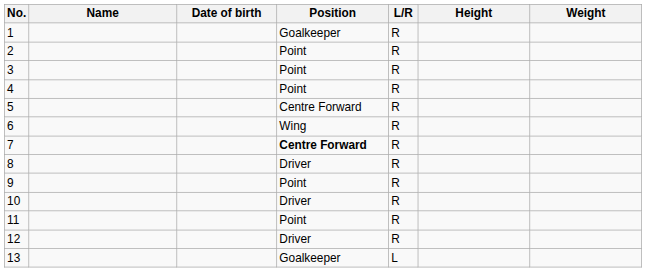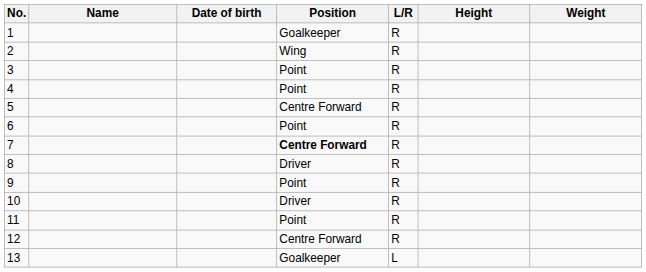(293, 51) Point -> (293, 51) Wing
(293, 126) Wing -> (293, 126) Point
(295, 239) Driver -> (320, 239) Centre Forward
